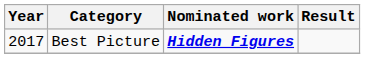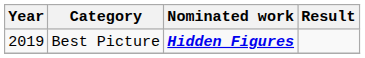(26, 41) 2017 -> (26, 41) 2019
